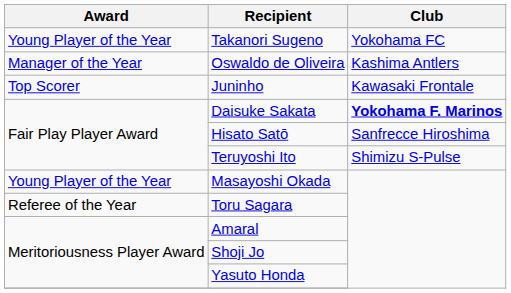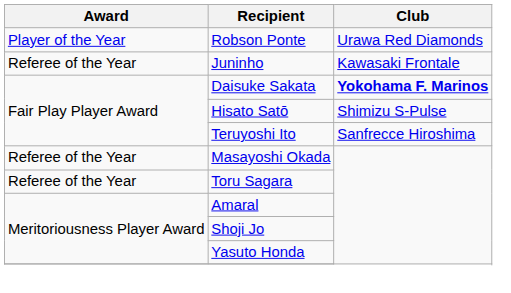+ row: (258, 39)
- row: (267, 39)
- row: (278, 63)
(44, 87) Top Scorer -> (72, 63) Referee of the Year
(420, 134) Sanfrecce Hiroshima -> (392, 110) Shimizu S-Pulse
(406, 157) Shimizu S-Pulse -> (406, 134) Sanfrecce Hiroshima
(90, 181) Young Player of the Year -> (72, 157) Referee of the Year
